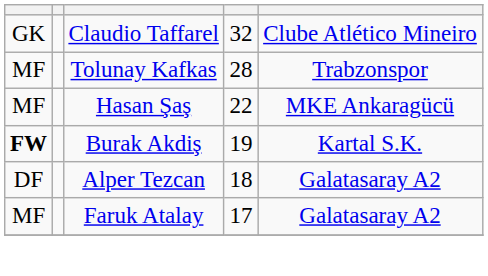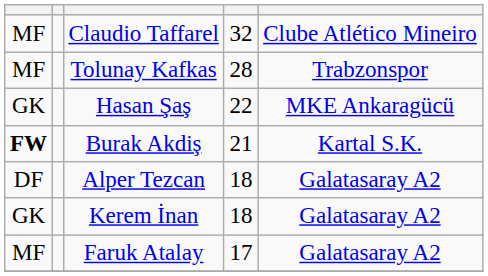(29, 33) GK -> (29, 33) MF
(29, 106) MF -> (29, 106) GK
(241, 143) 19 -> (241, 143) 21
+ row: (144, 216)
